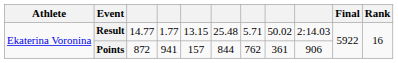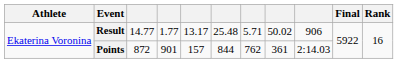(196, 31) 13.15 -> (196, 31) 13.17
(314, 31) 2:14.03 -> (314, 31) 906
(169, 50) 941 -> (169, 50) 901
(314, 50) 906 -> (314, 50) 2:14.03
